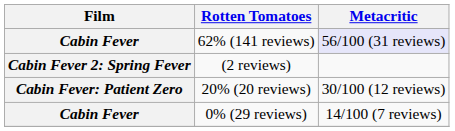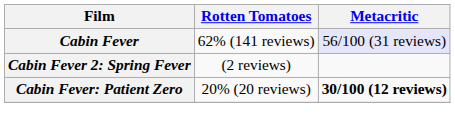(384, 89) normal -> (384, 89) bold
- row: (256, 114)
